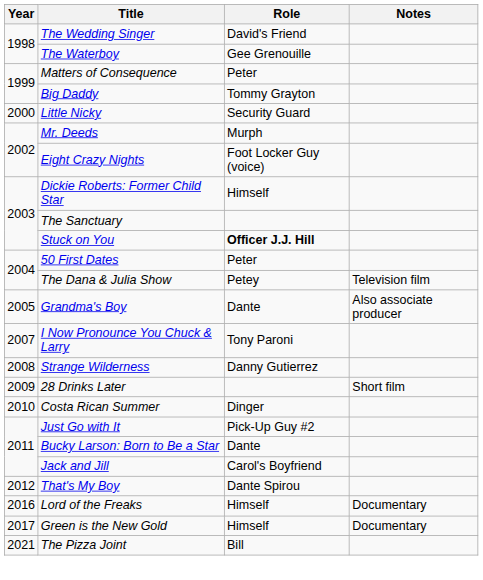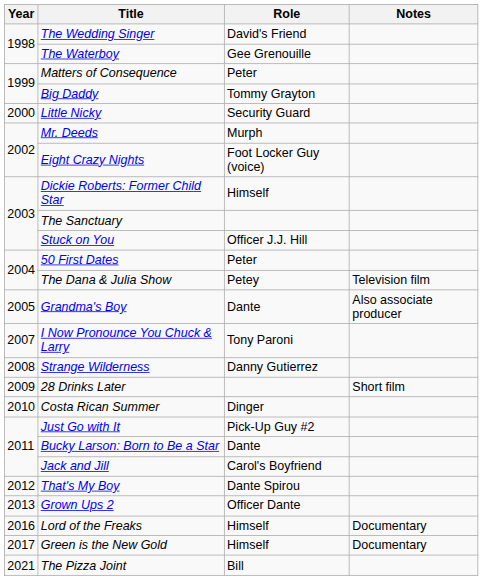(271, 240) bold -> (267, 240) normal
+ row: (77, 505)
